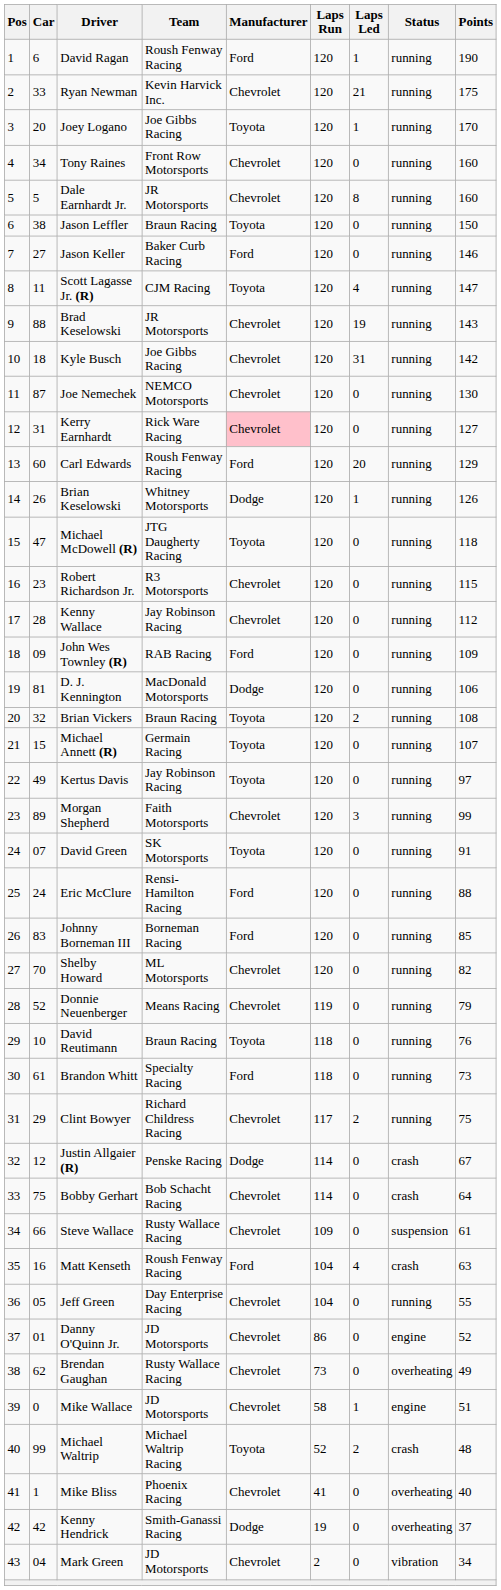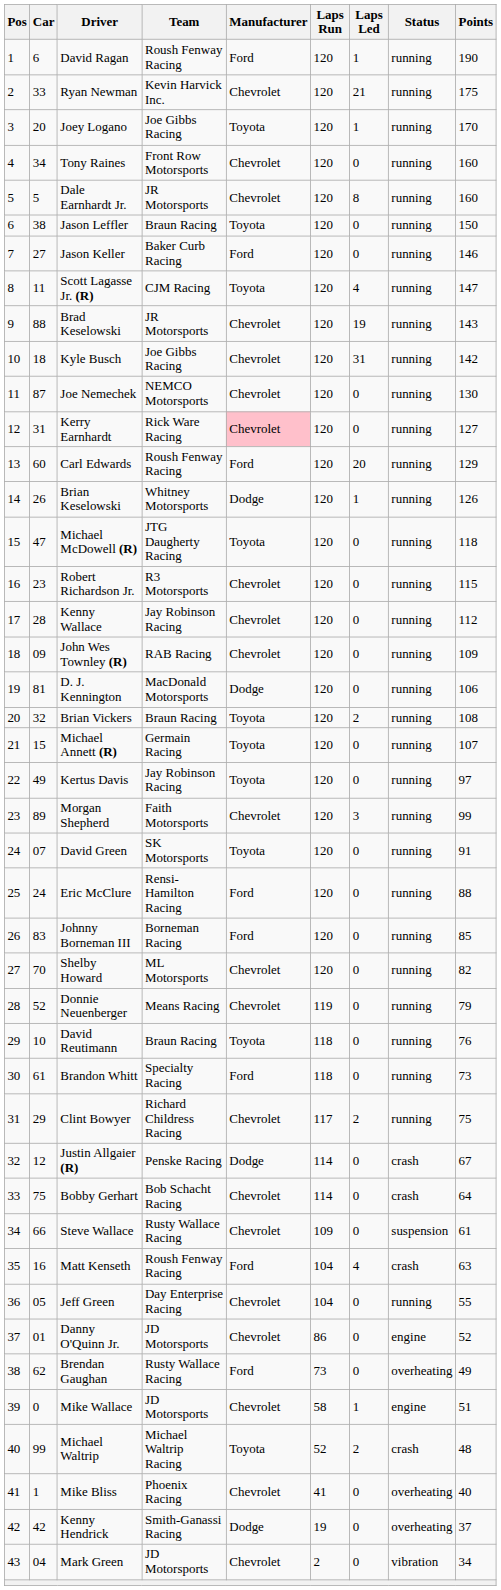(242, 654) Ford -> (255, 654) Chevrolet
(255, 1371) Chevrolet -> (242, 1371) Ford
